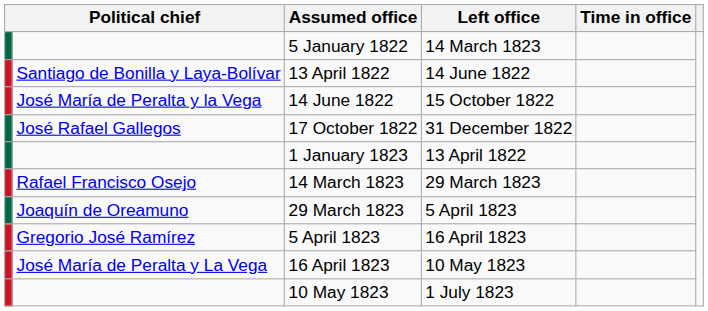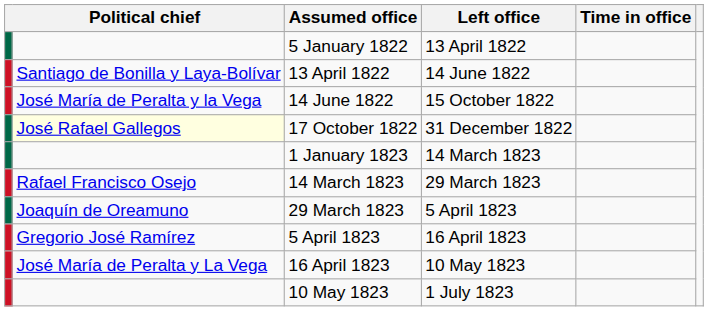(483, 45) 14 March 1823 -> (476, 45) 13 April 1822
(99, 127) no background -> (99, 127) lightyellow background
(476, 155) 13 April 1822 -> (483, 155) 14 March 1823
